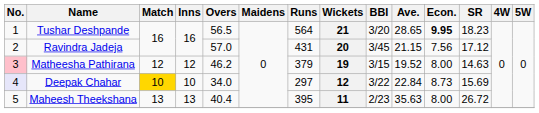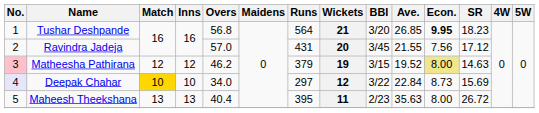(221, 30) 56.5 -> (221, 30) 56.8
(408, 30) 28.65 -> (408, 30) 26.85
(408, 47) 21.15 -> (408, 47) 21.55
(442, 64) no background -> (442, 64) khaki background
